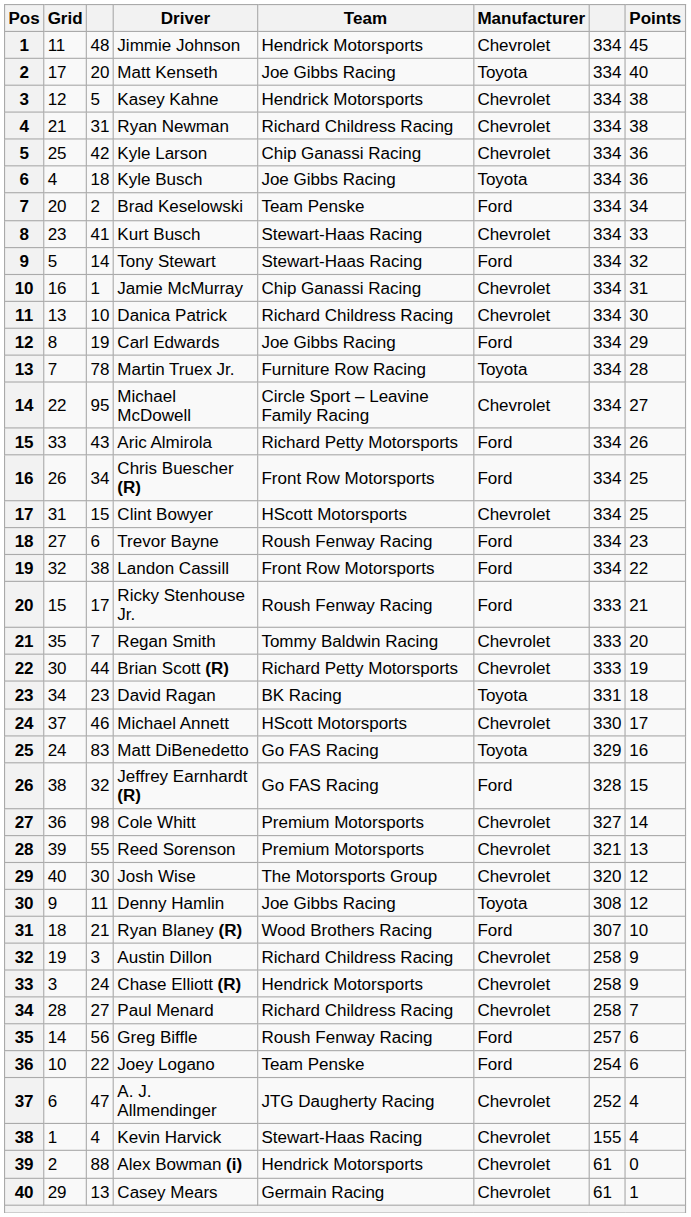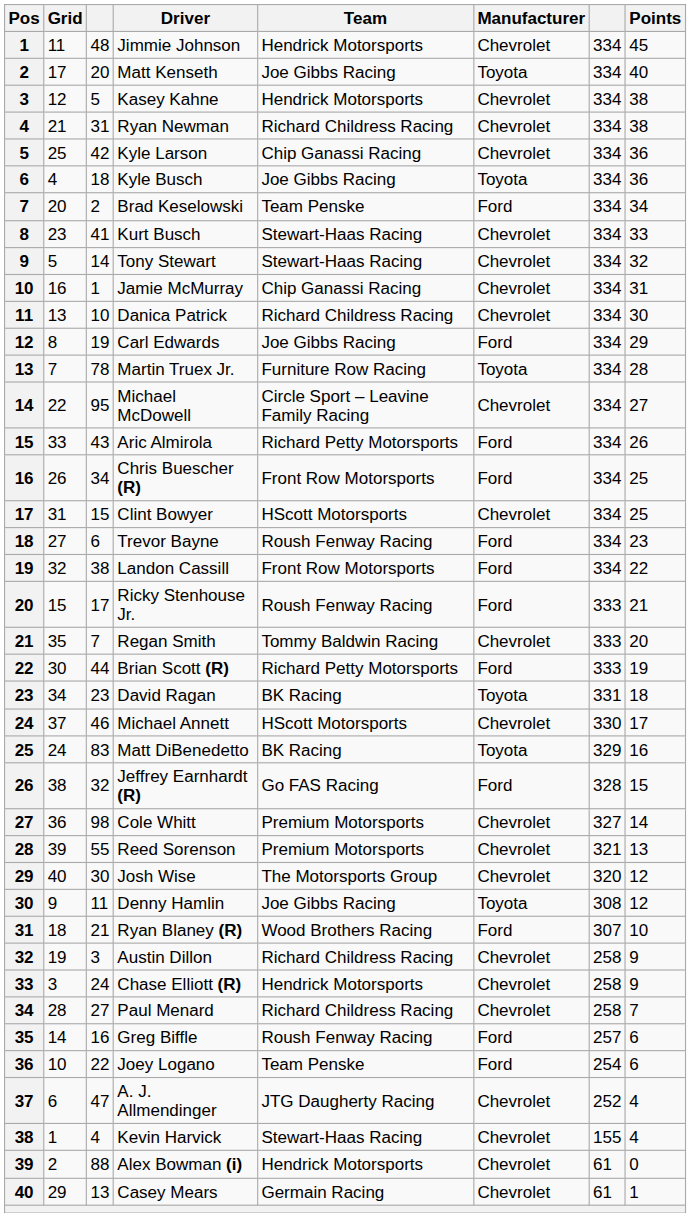(495, 261) Ford -> (514, 261) Chevrolet
(514, 668) Chevrolet -> (495, 668) Ford
(320, 749) Go FAS Racing -> (302, 749) BK Racing
(100, 1038) 56 -> (100, 1038) 16
